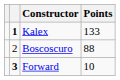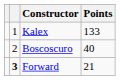(15, 31) bold -> (15, 31) normal
(89, 49) 88 -> (89, 49) 40
(89, 66) 10 -> (89, 66) 21
